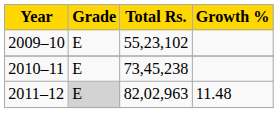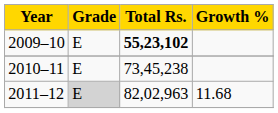(156, 42) normal -> (156, 42) bold
(214, 94) 11.48 -> (214, 94) 11.68
